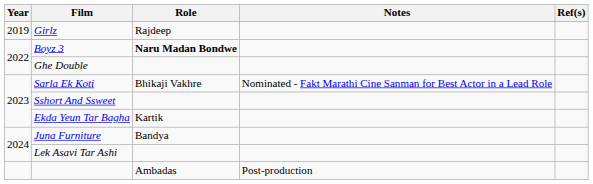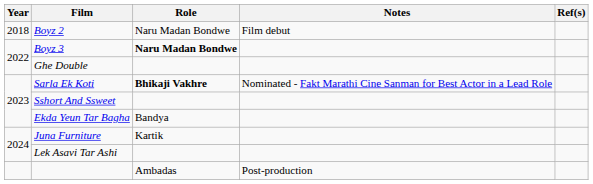+ row: (49, 30)
- row: (45, 30)
(168, 83) normal -> (171, 83) bold
(149, 118) Kartik -> (152, 118) Bandya
(152, 135) Bandya -> (149, 135) Kartik
